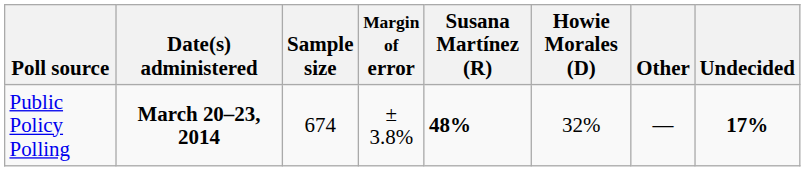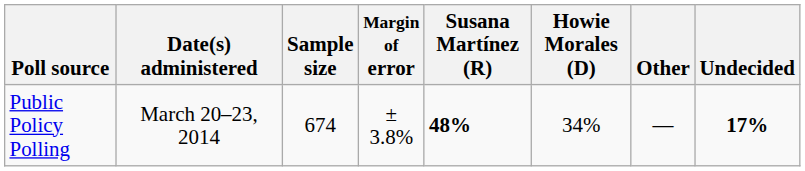(199, 125) bold -> (199, 125) normal
(581, 125) 32% -> (581, 125) 34%
